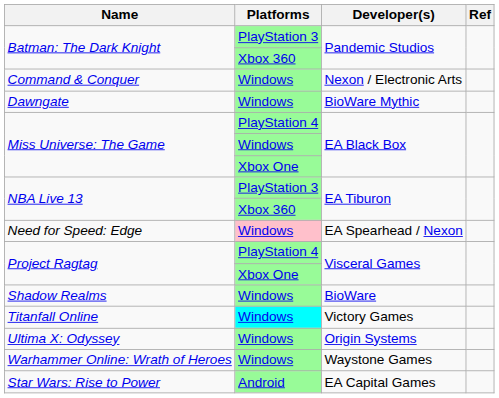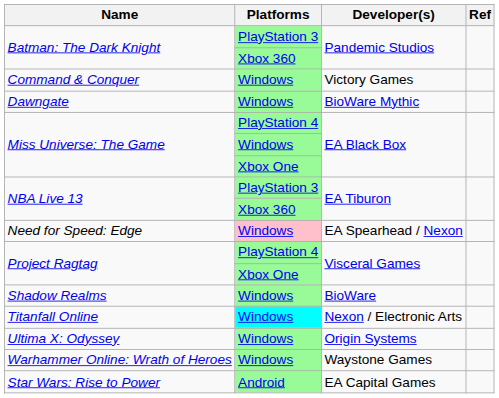(393, 79) Nexon / Electronic Arts -> (369, 79) Victory Games
(369, 317) Victory Games -> (393, 317) Nexon / Electronic Arts
